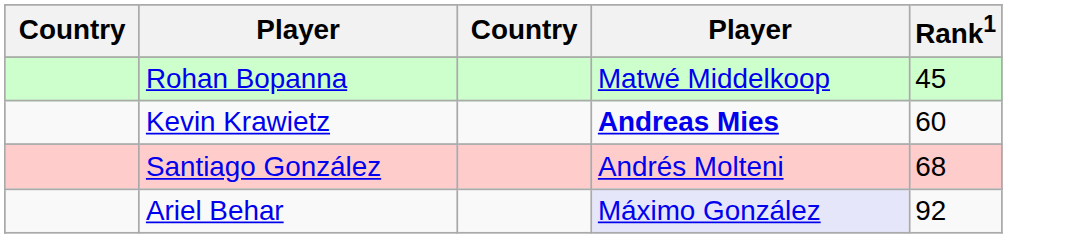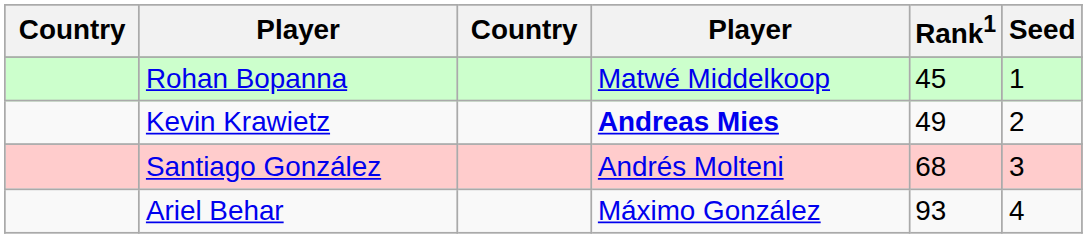+ column: (1042, 30)
(931, 122) 60 -> (931, 122) 49
(709, 210) lavender background -> (709, 210) no background
(931, 210) 92 -> (931, 210) 93
